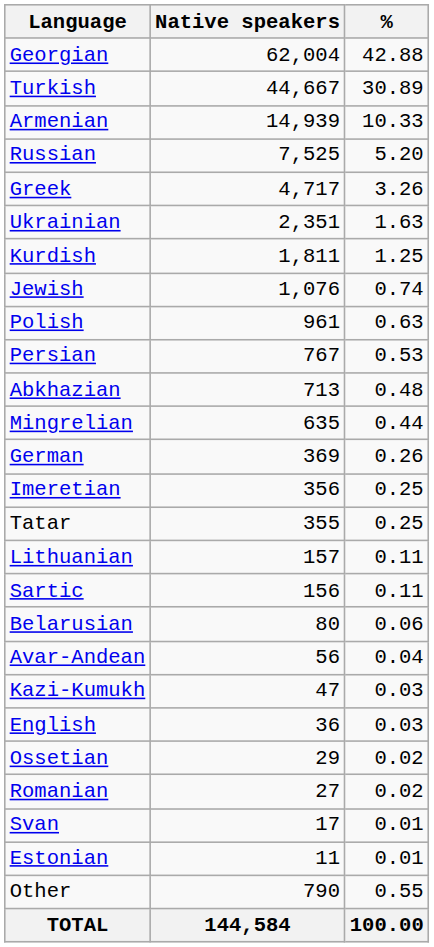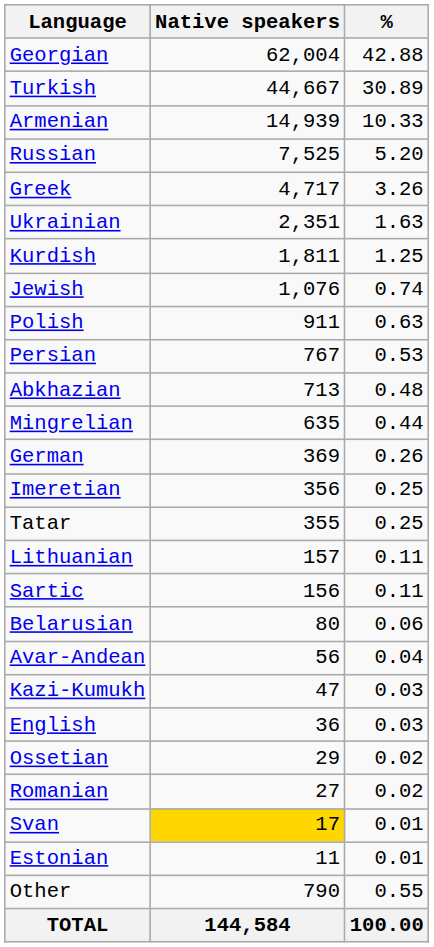(321, 323) 961 -> (321, 323) 911
(328, 825) no background -> (328, 825) gold background
